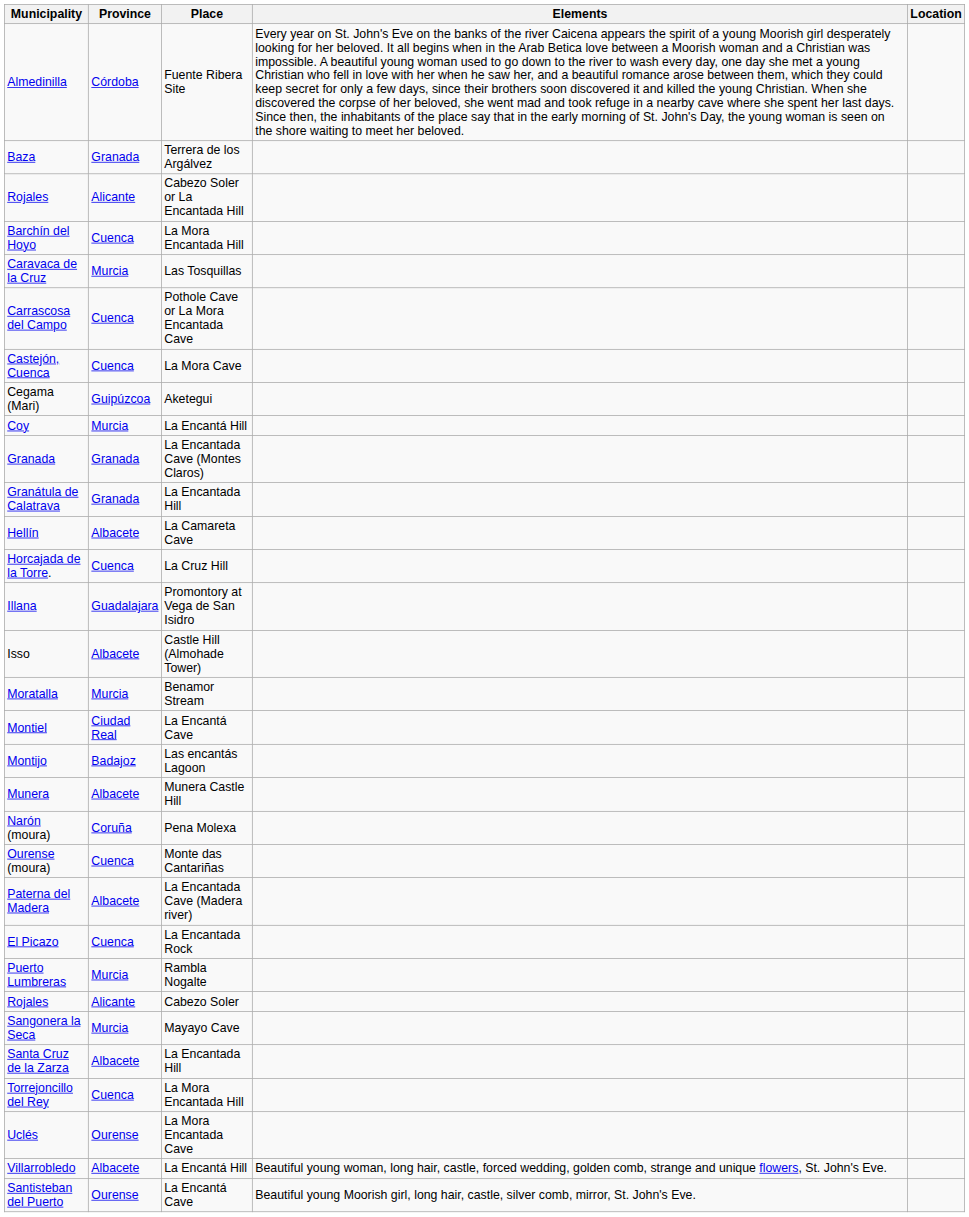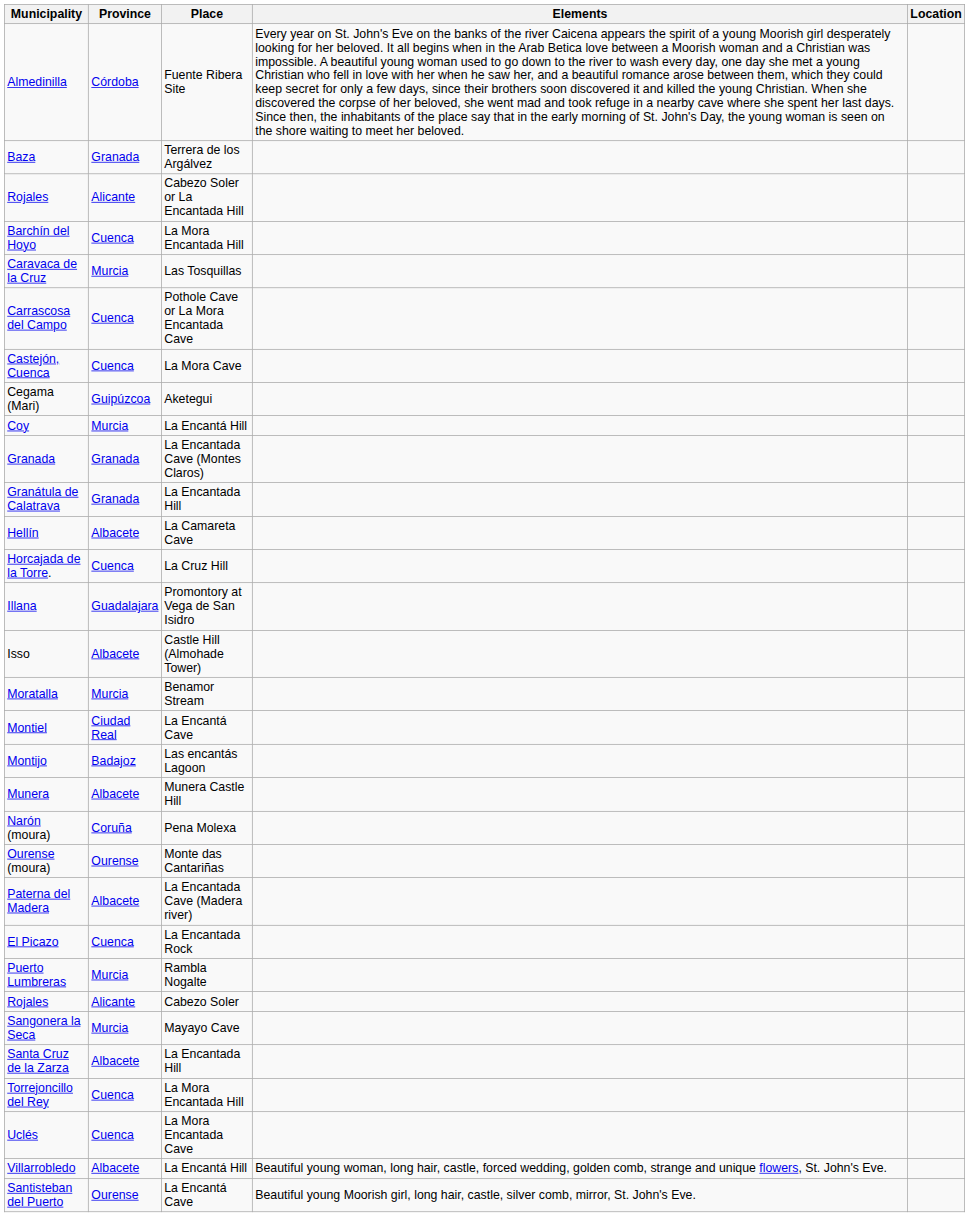(113, 861) Cuenca -> (115, 861) Ourense
(115, 1135) Ourense -> (113, 1135) Cuenca
